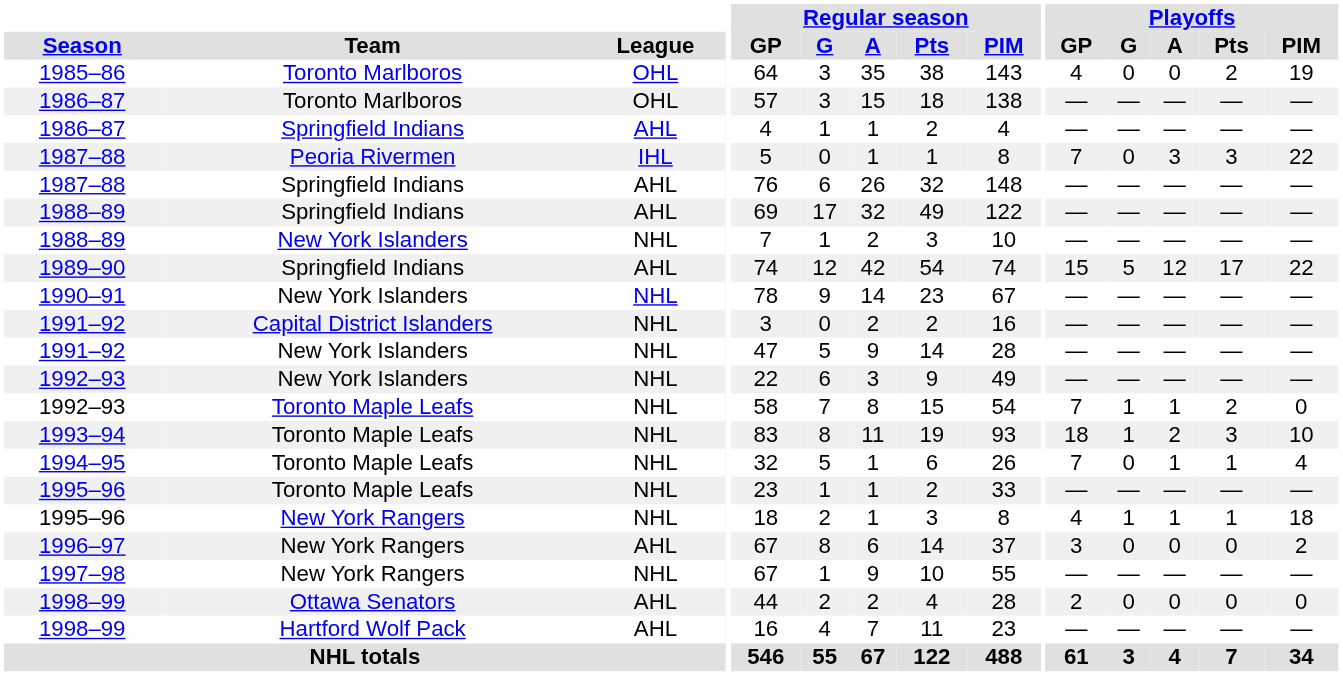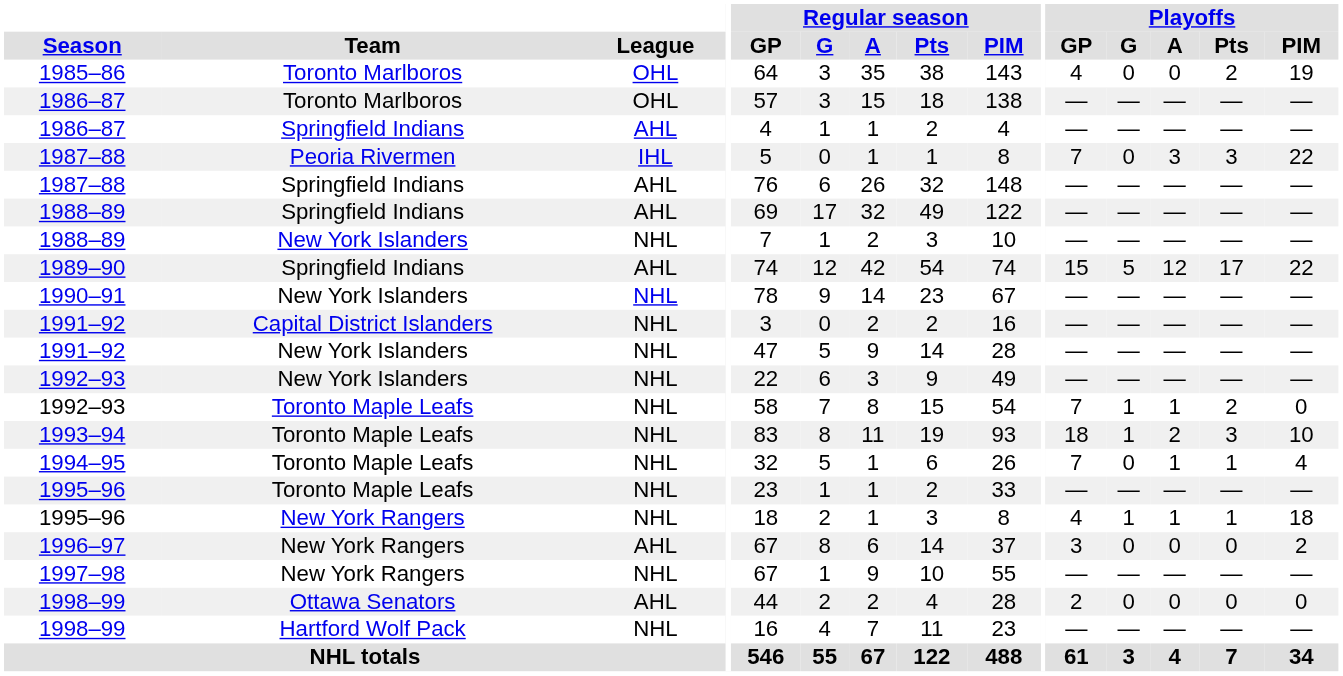(655, 629) AHL -> (655, 629) NHL
